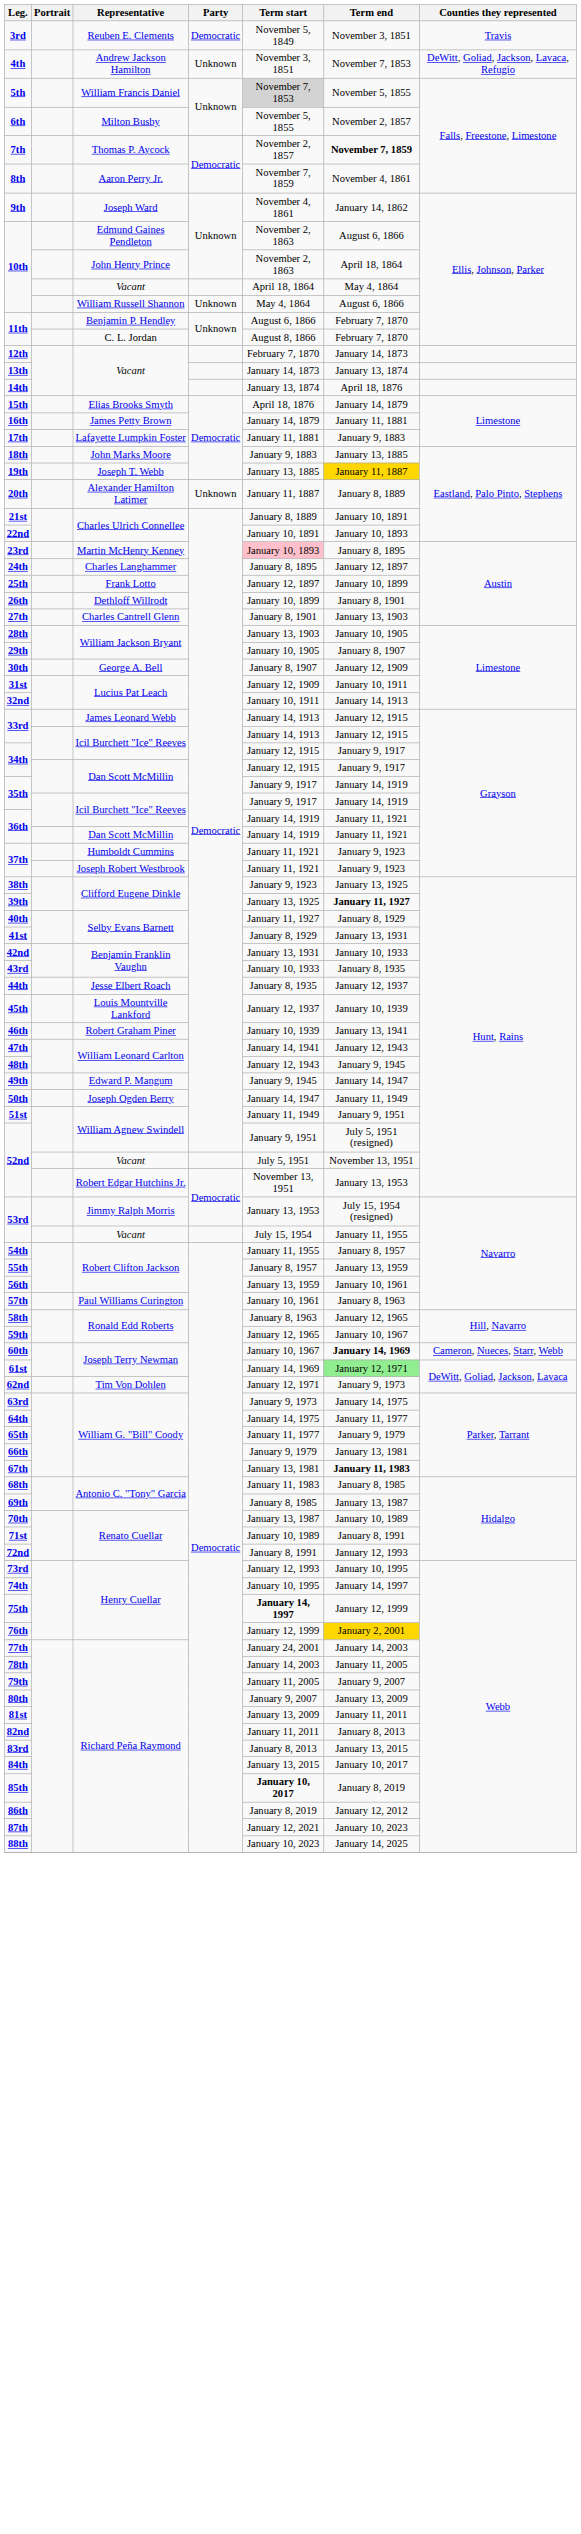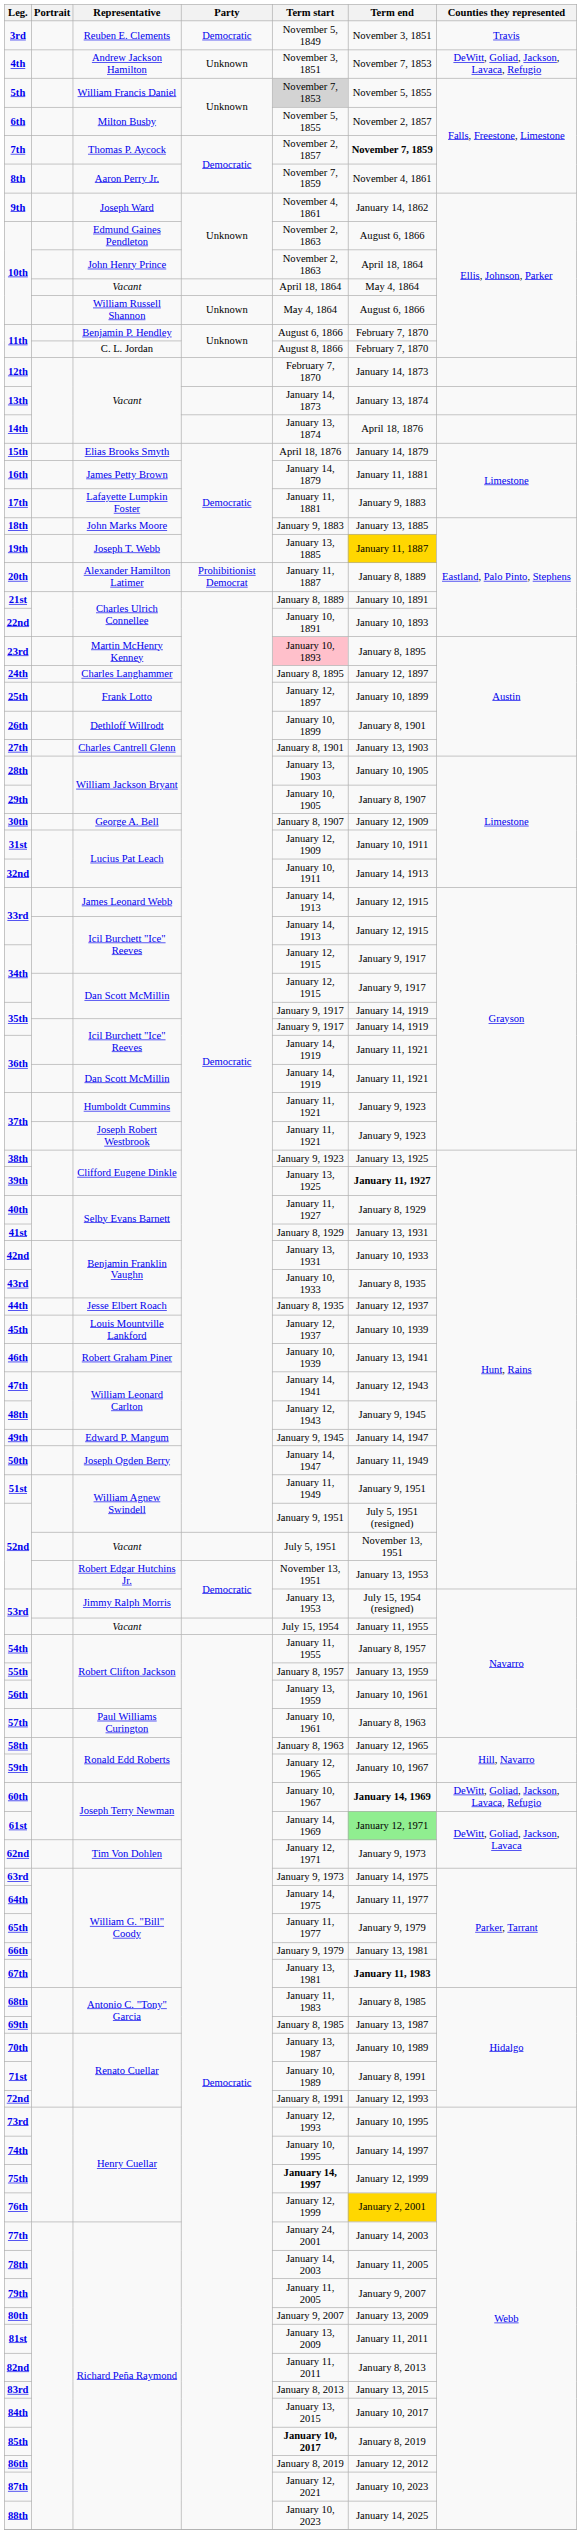(216, 494) Unknown -> (227, 577) Prohibitionist Democrat
(498, 1351) Cameron, Nueces, Starr, Webb -> (506, 1797) DeWitt, Goliad, Jackson, Lavaca, Refugio
